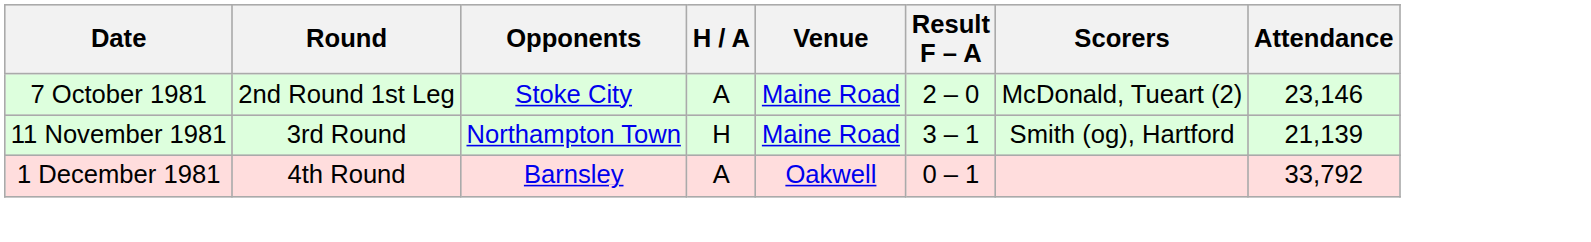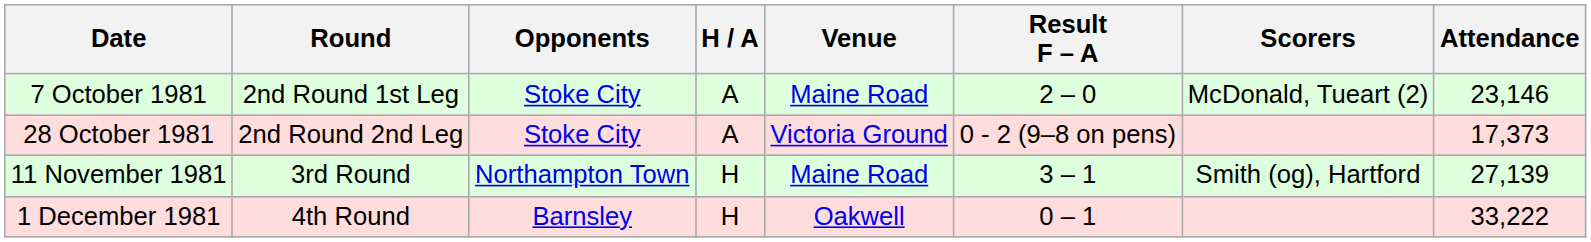+ row: (119, 134)
(1324, 134) 21,139 -> (1510, 175) 27,139
(721, 175) A -> (730, 216) H
(1324, 175) 33,792 -> (1510, 216) 33,222
